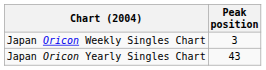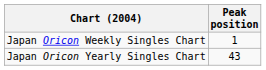(235, 40) 3 -> (235, 40) 1
